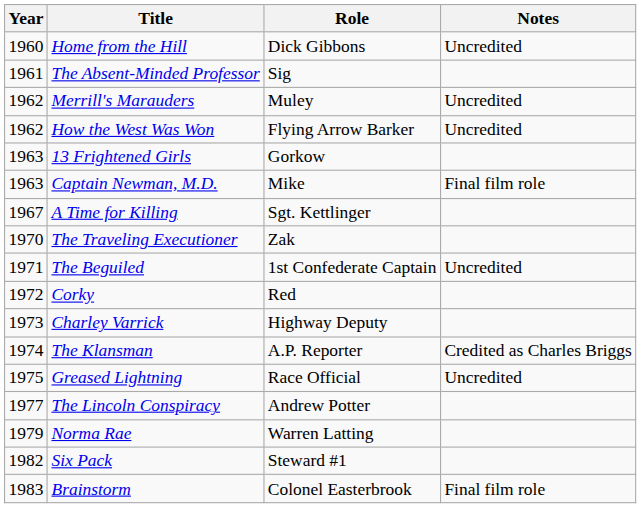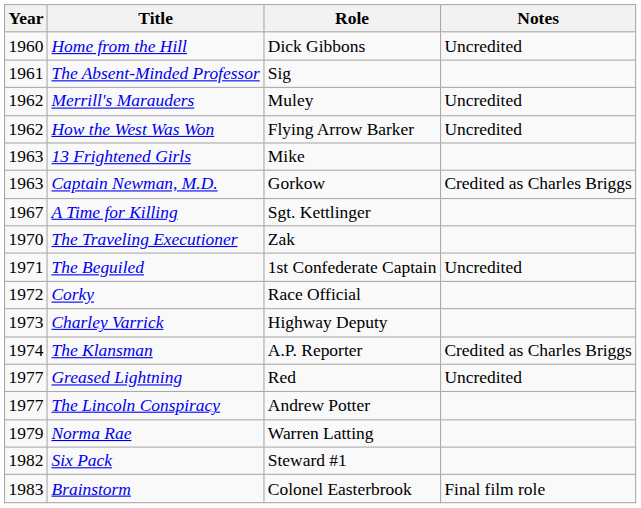(296, 156) Gorkow -> (286, 156) Mike
(286, 184) Mike -> (296, 184) Gorkow
(495, 184) Final film role -> (538, 184) Credited as Charles Briggs
(282, 294) Red -> (314, 294) Race Official
(26, 377) 1975 -> (26, 377) 1977
(314, 377) Race Official -> (282, 377) Red
